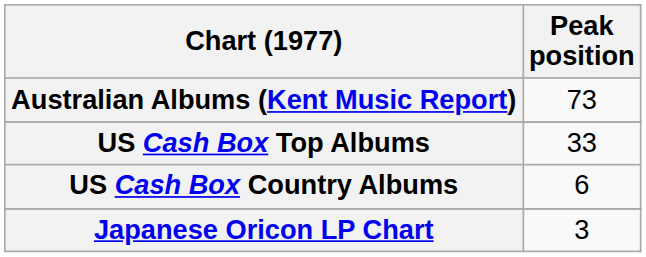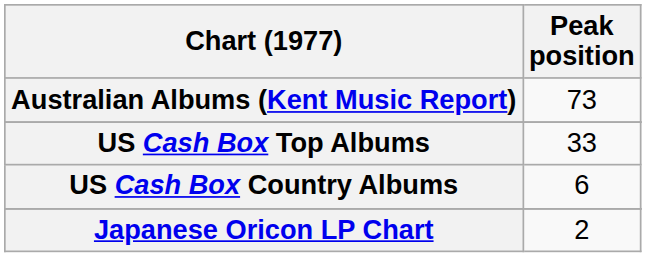(582, 229) 3 -> (582, 229) 2
